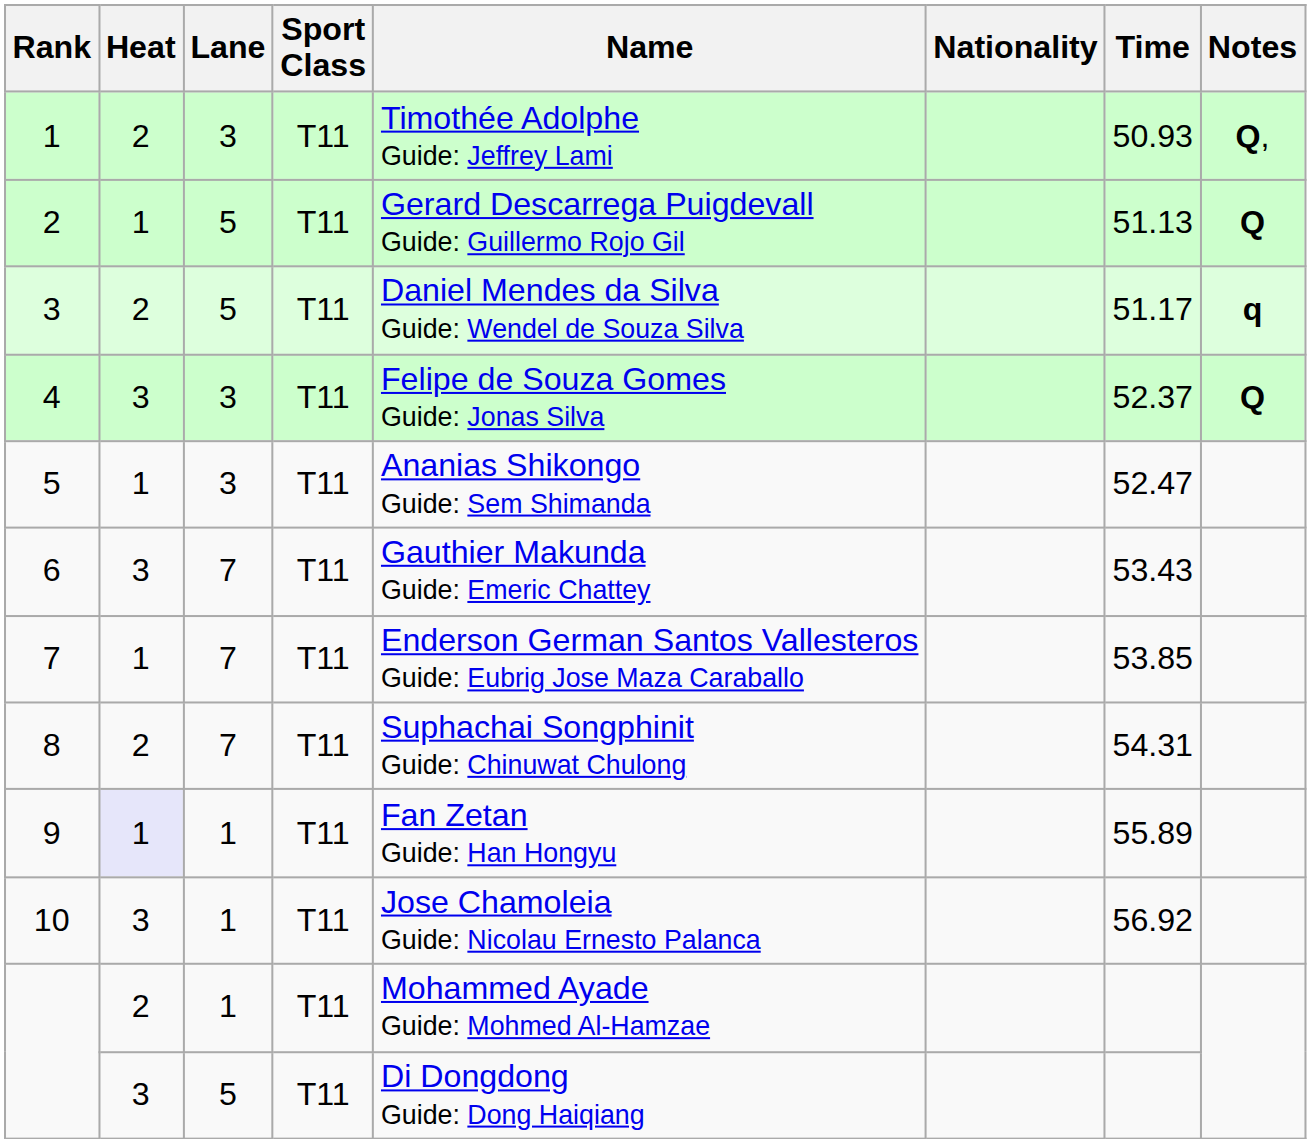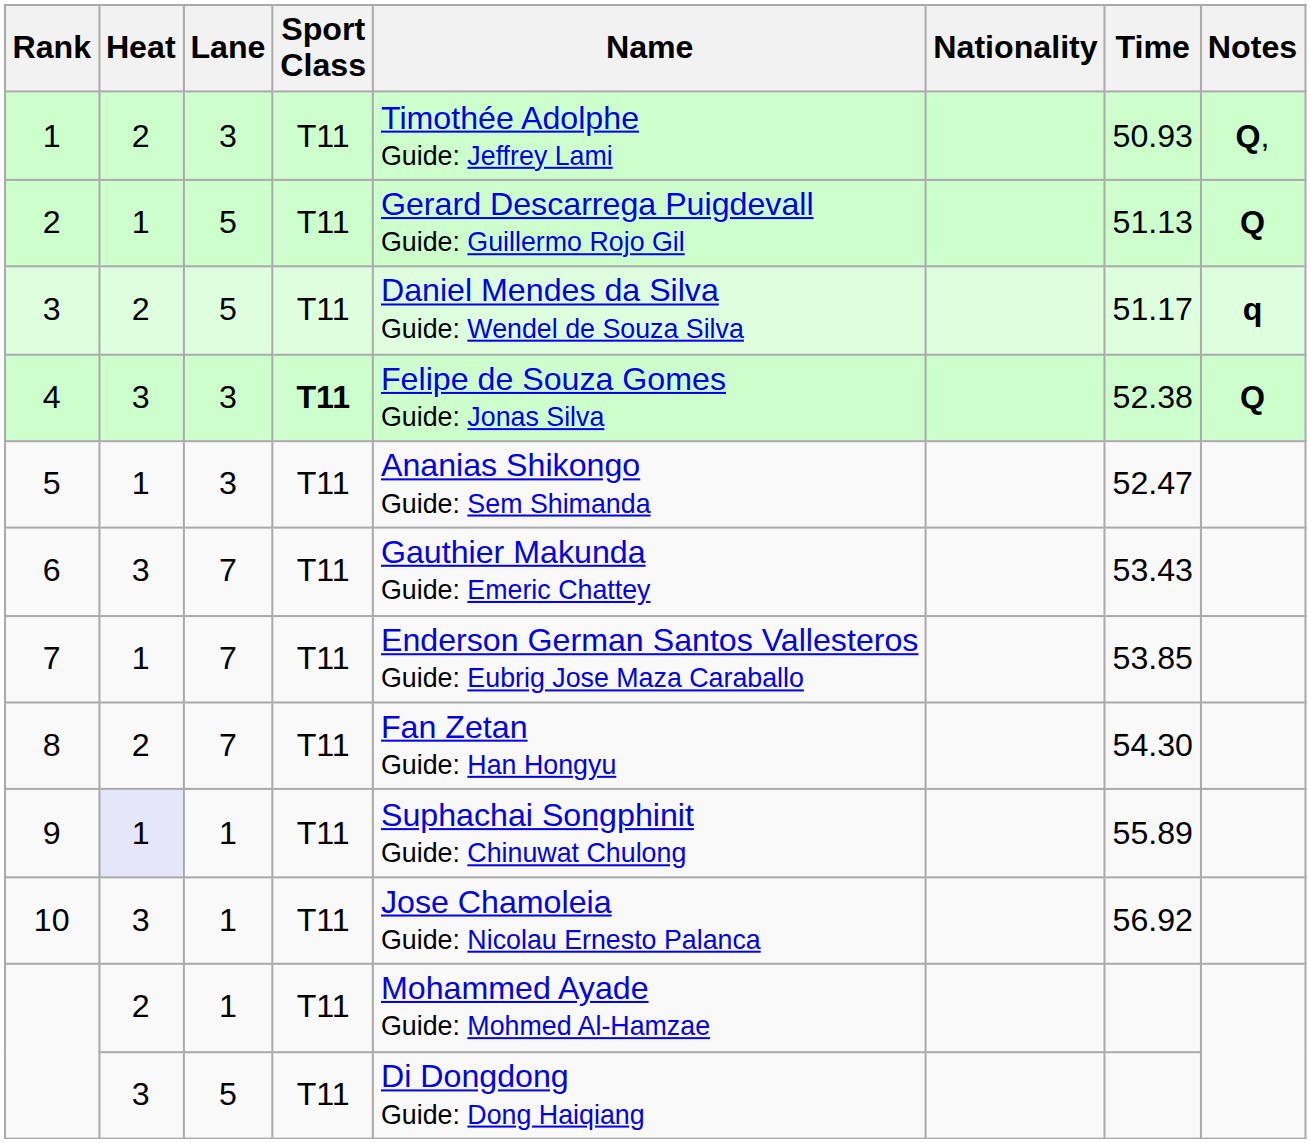(323, 396) normal -> (323, 396) bold
(1153, 396) 52.37 -> (1153, 396) 52.38
(537, 745) Suphachai Songphinit Guide: Chinuwat Chulong -> (499, 745) Fan Zetan Guide: Han Hongyu
(1153, 745) 54.31 -> (1153, 745) 54.30
(499, 832) Fan Zetan Guide: Han Hongyu -> (537, 832) Suphachai Songphinit Guide: Chinuwat Chulong
